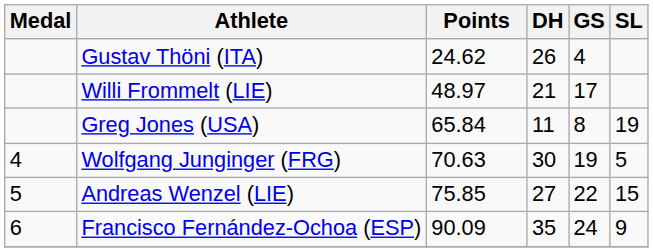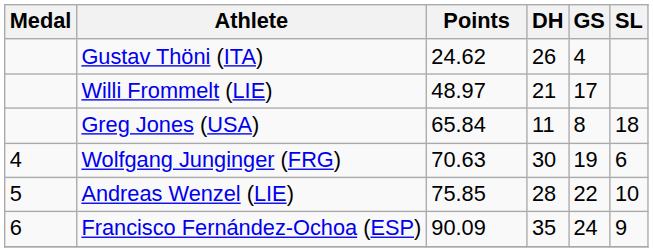(627, 125) 19 -> (627, 125) 18
(621, 159) 5 -> (621, 159) 6
(544, 194) 27 -> (544, 194) 28
(627, 194) 15 -> (627, 194) 10
